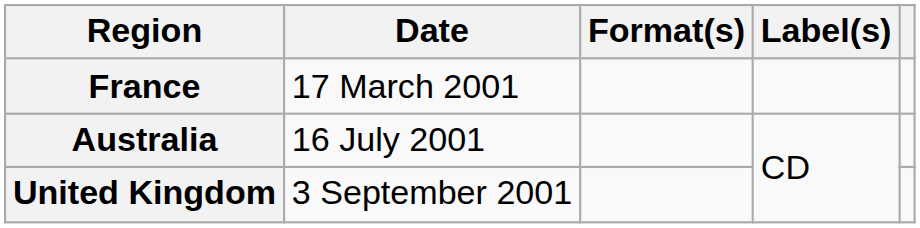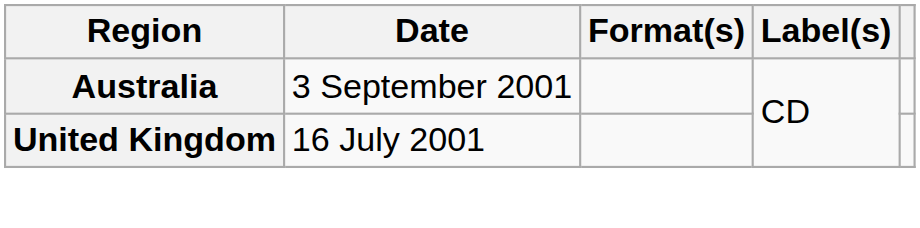- row: (144, 85)
(388, 139) 16 July 2001 -> (432, 85) 3 September 2001
(432, 193) 3 September 2001 -> (388, 139) 16 July 2001
